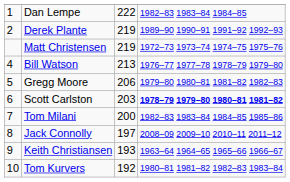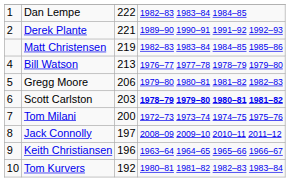(126, 30) 219 -> (126, 30) 221
(211, 47) 1972–73 1973–74 1974–75 1975–76 -> (211, 47) 1982–83 1983–84 1984–85 1985–86
(211, 116) 1982–83 1983–84 1984–85 1985–86 -> (211, 116) 1972–73 1973–74 1974–75 1975–76
(126, 151) 193 -> (126, 151) 196
